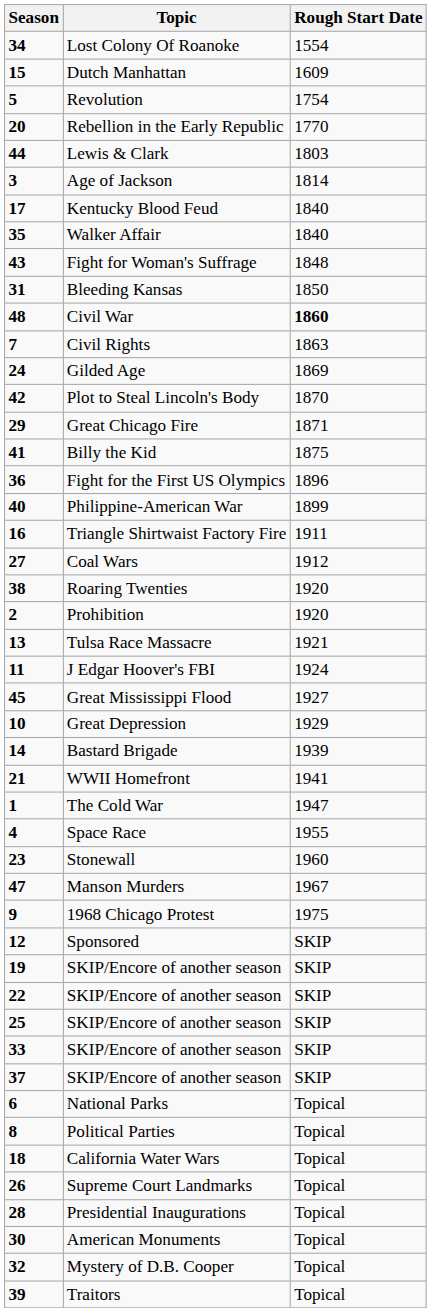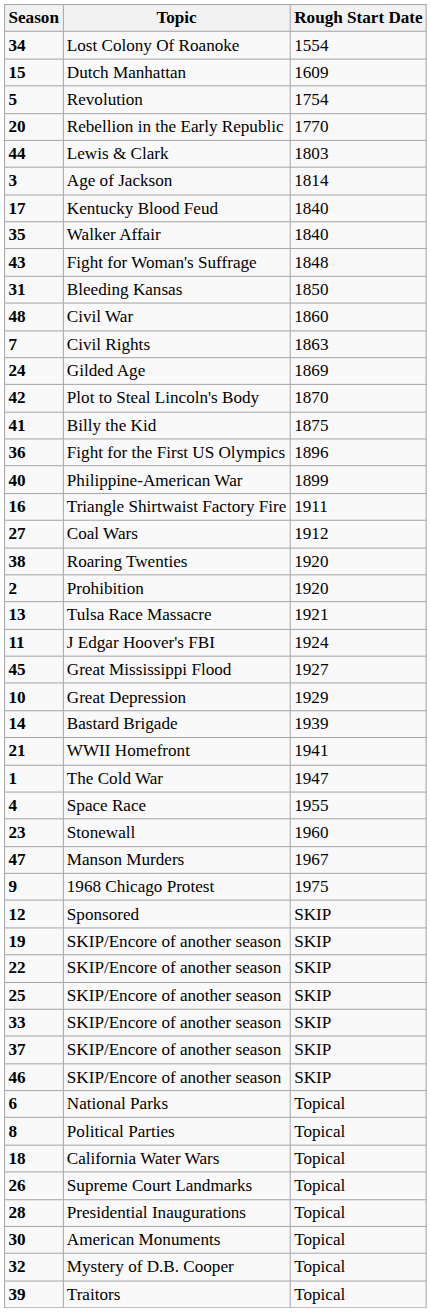(311, 316) bold -> (311, 316) normal
- row: (17, 425)
+ row: (17, 1076)
